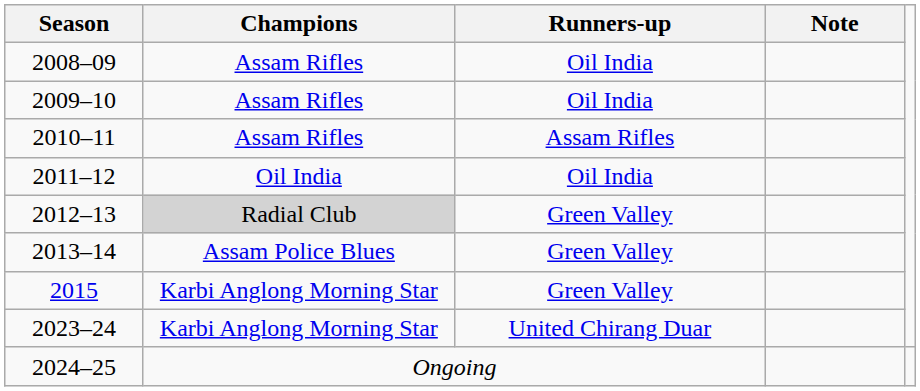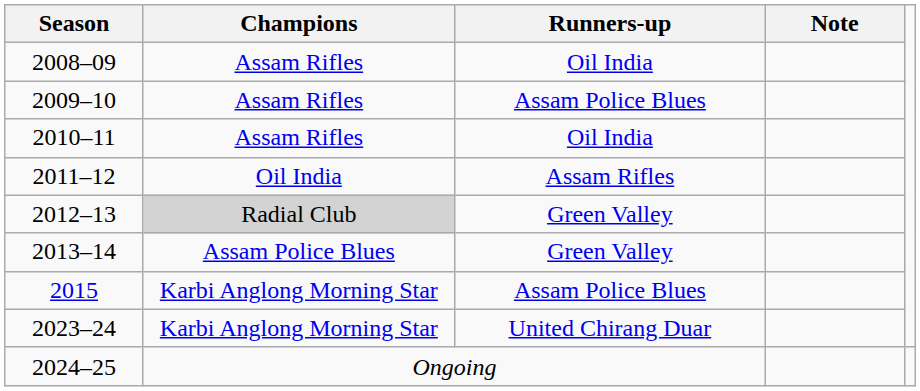(610, 99) Oil India -> (610, 99) Assam Police Blues
(610, 137) Assam Rifles -> (610, 137) Oil India
(610, 175) Oil India -> (610, 175) Assam Rifles
(610, 289) Green Valley -> (610, 289) Assam Police Blues
